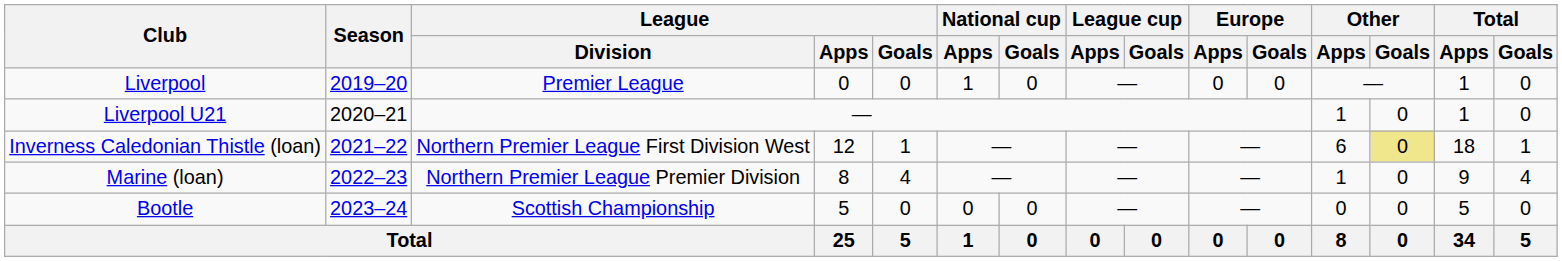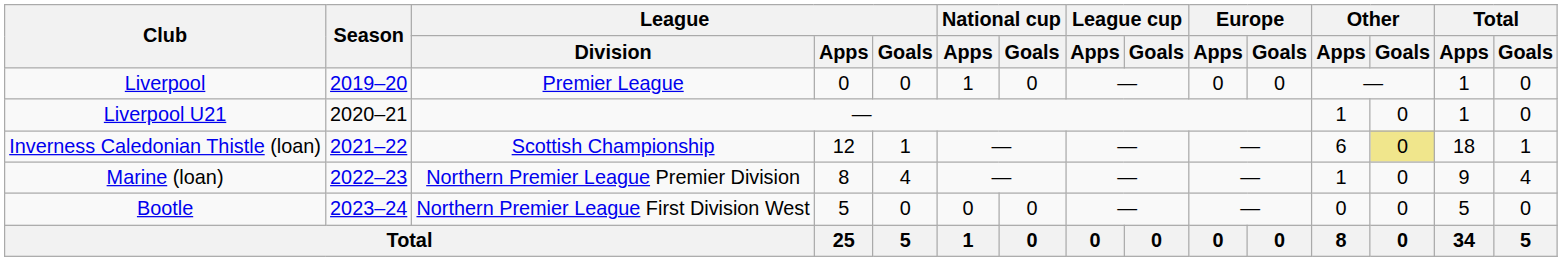(613, 146) Northern Premier League First Division West -> (613, 146) Scottish Championship
(613, 209) Scottish Championship -> (613, 209) Northern Premier League First Division West
